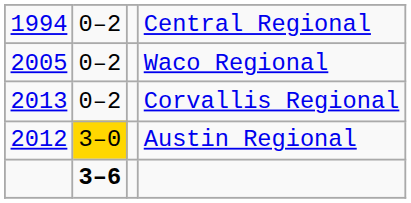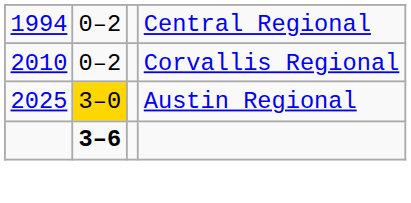- row: (236, 63)
(39, 101) 2013 -> (39, 63) 2010
(39, 140) 2012 -> (39, 101) 2025
